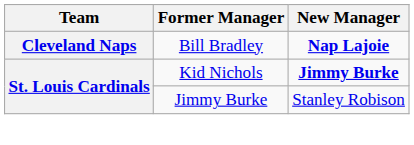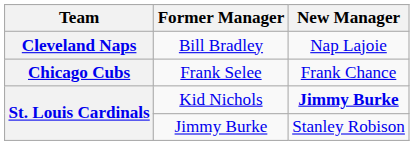(349, 45) bold -> (349, 45) normal
+ row: (221, 72)
